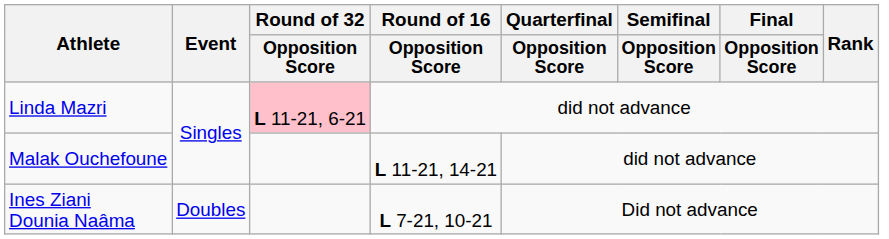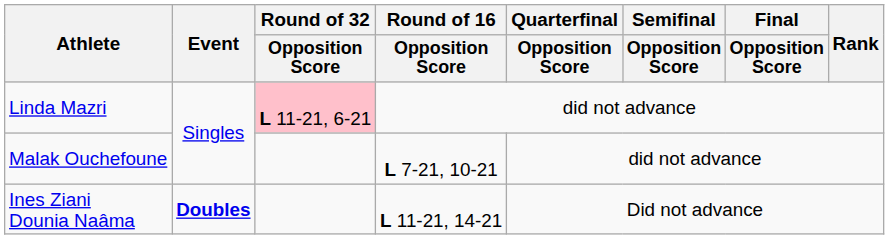(436, 169) L 11-21, 14-21 -> (441, 169) L 7-21, 10-21
(211, 210) normal -> (213, 210) bold
(436, 220) L 7-21, 10-21 -> (441, 220) L 11-21, 14-21
